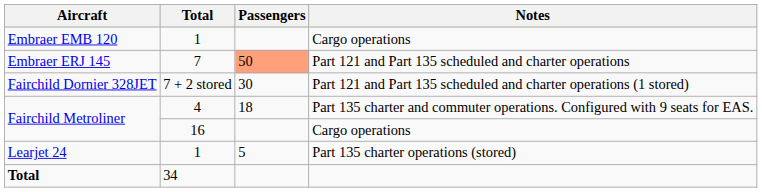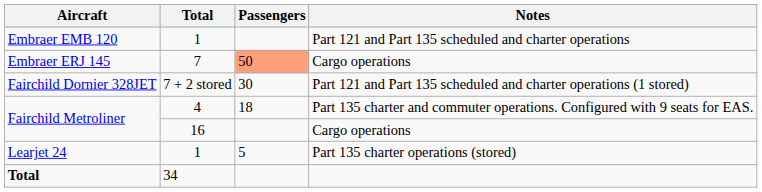(361, 38) Cargo operations -> (471, 38) Part 121 and Part 135 scheduled and charter operations
(471, 61) Part 121 and Part 135 scheduled and charter operations -> (361, 61) Cargo operations
